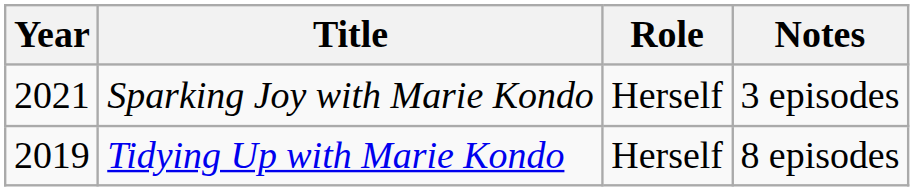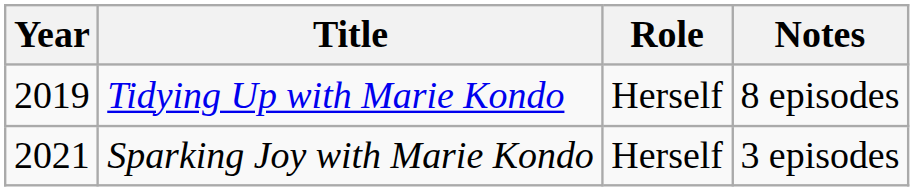rows swapped: (336, 154) <-> (351, 94)
